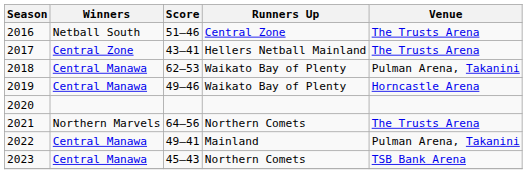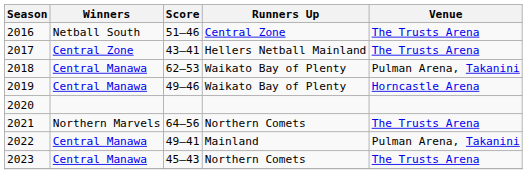(419, 159) TSB Bank Arena -> (426, 159) The Trusts Arena
